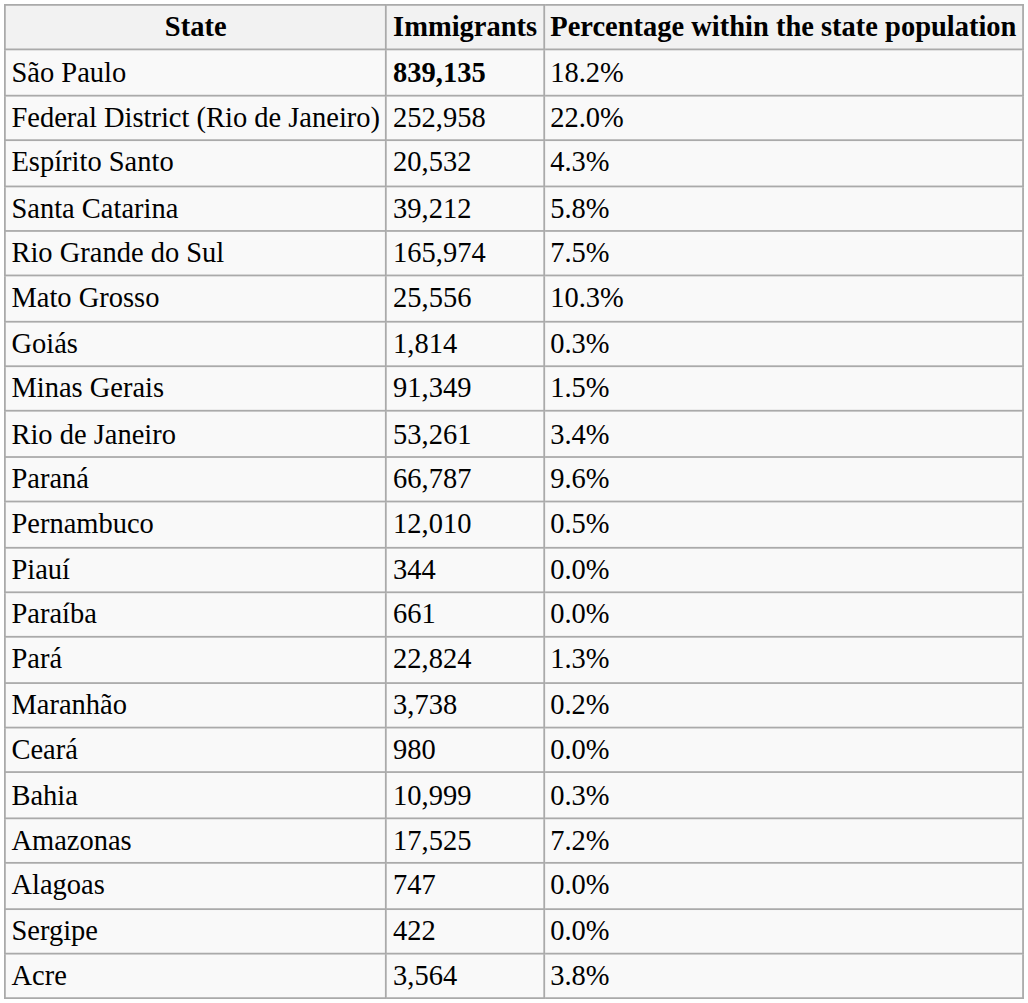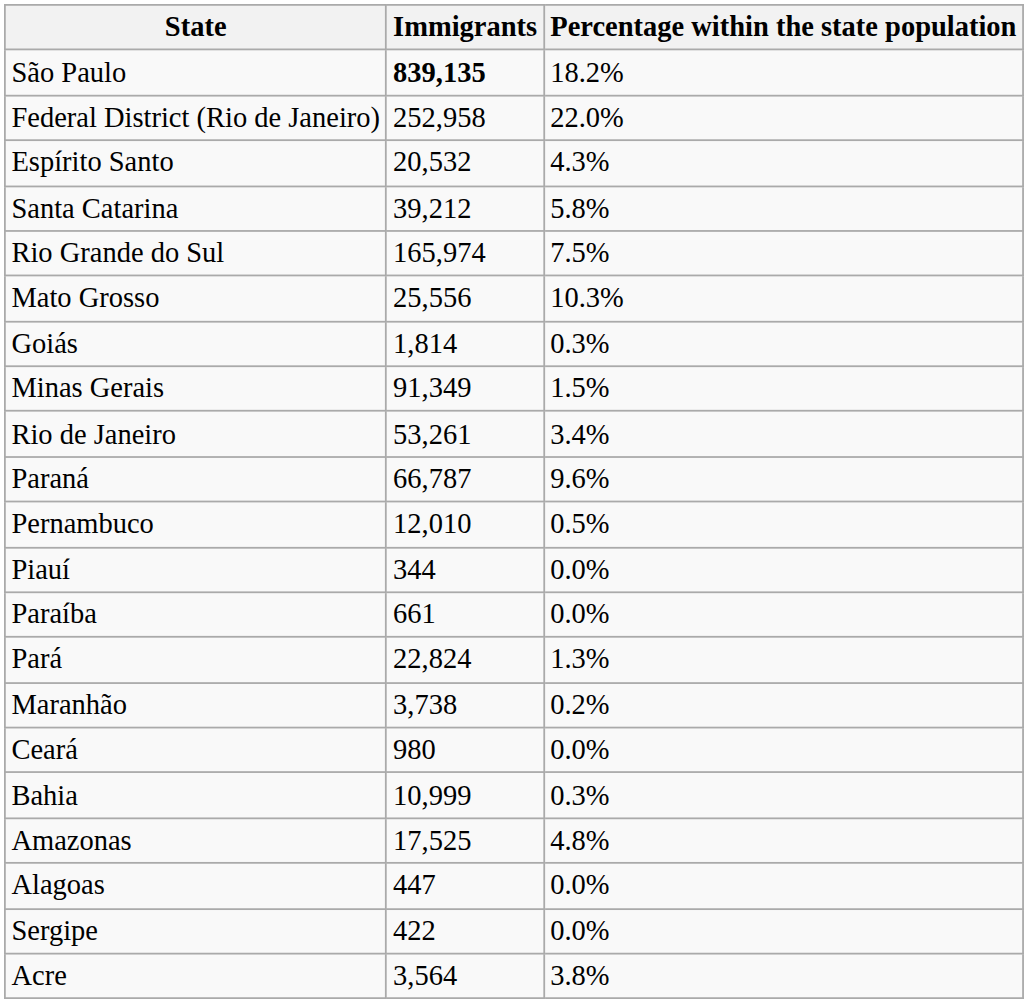(580, 840) 7.2% -> (580, 840) 4.8%
(414, 885) 747 -> (414, 885) 447
